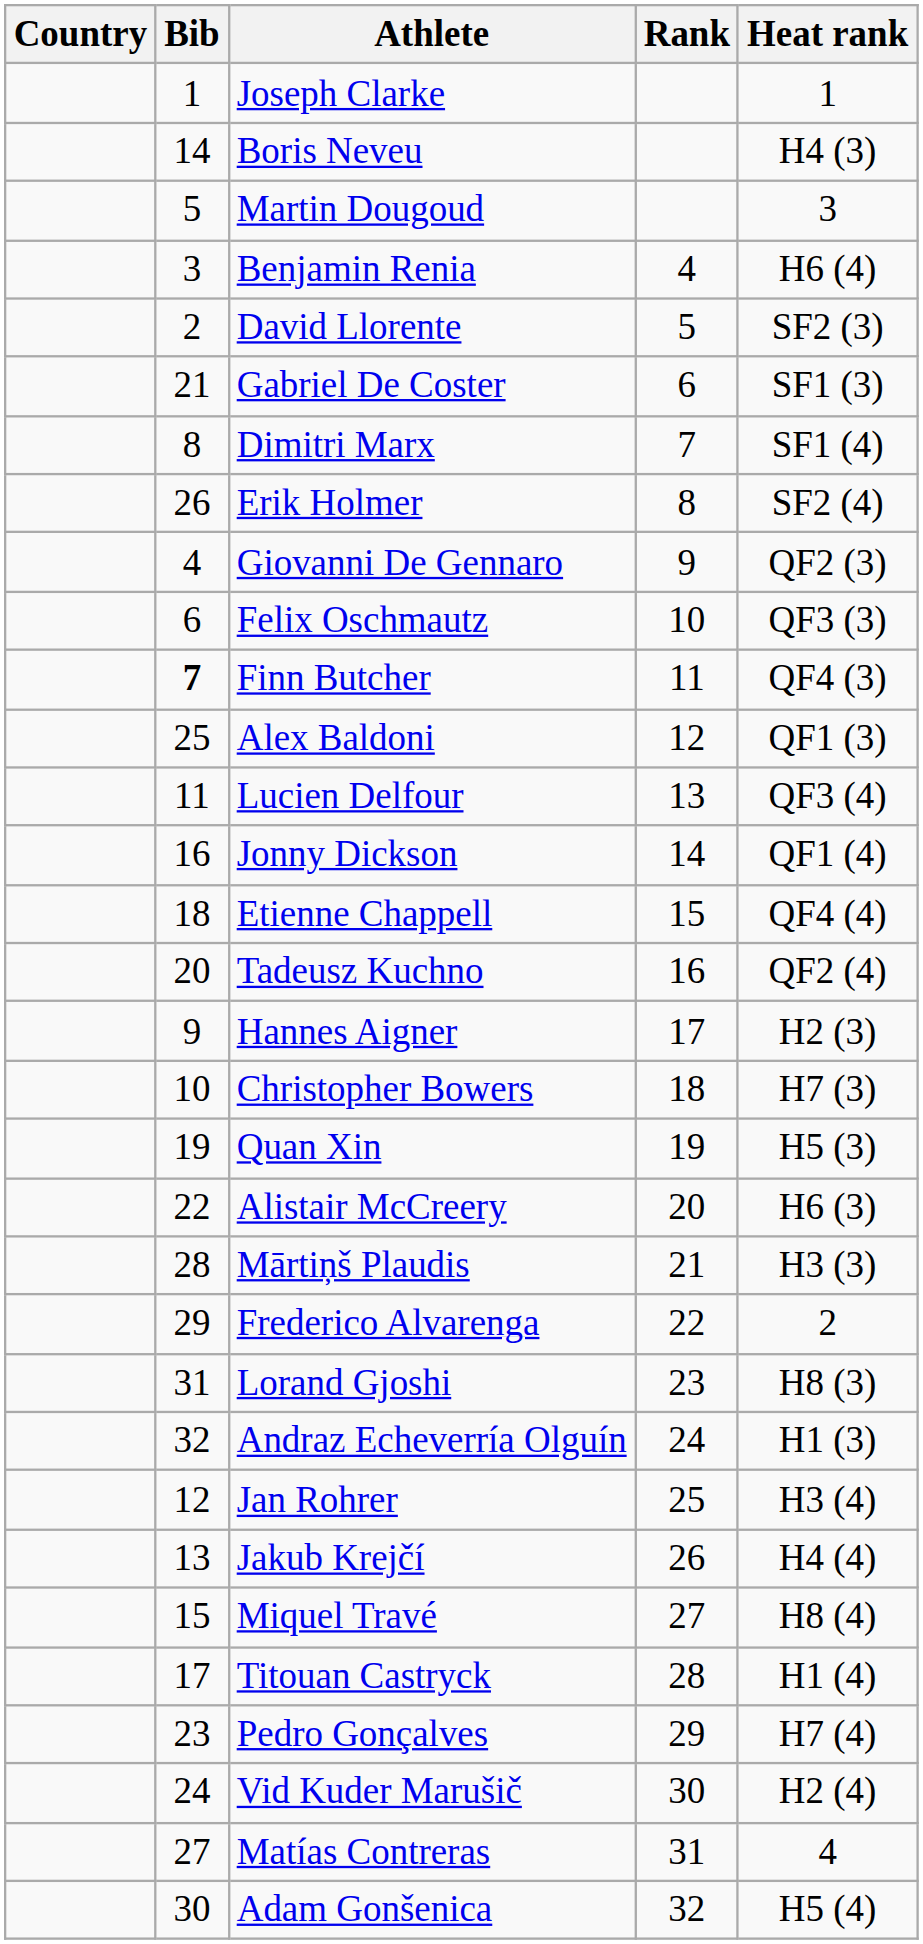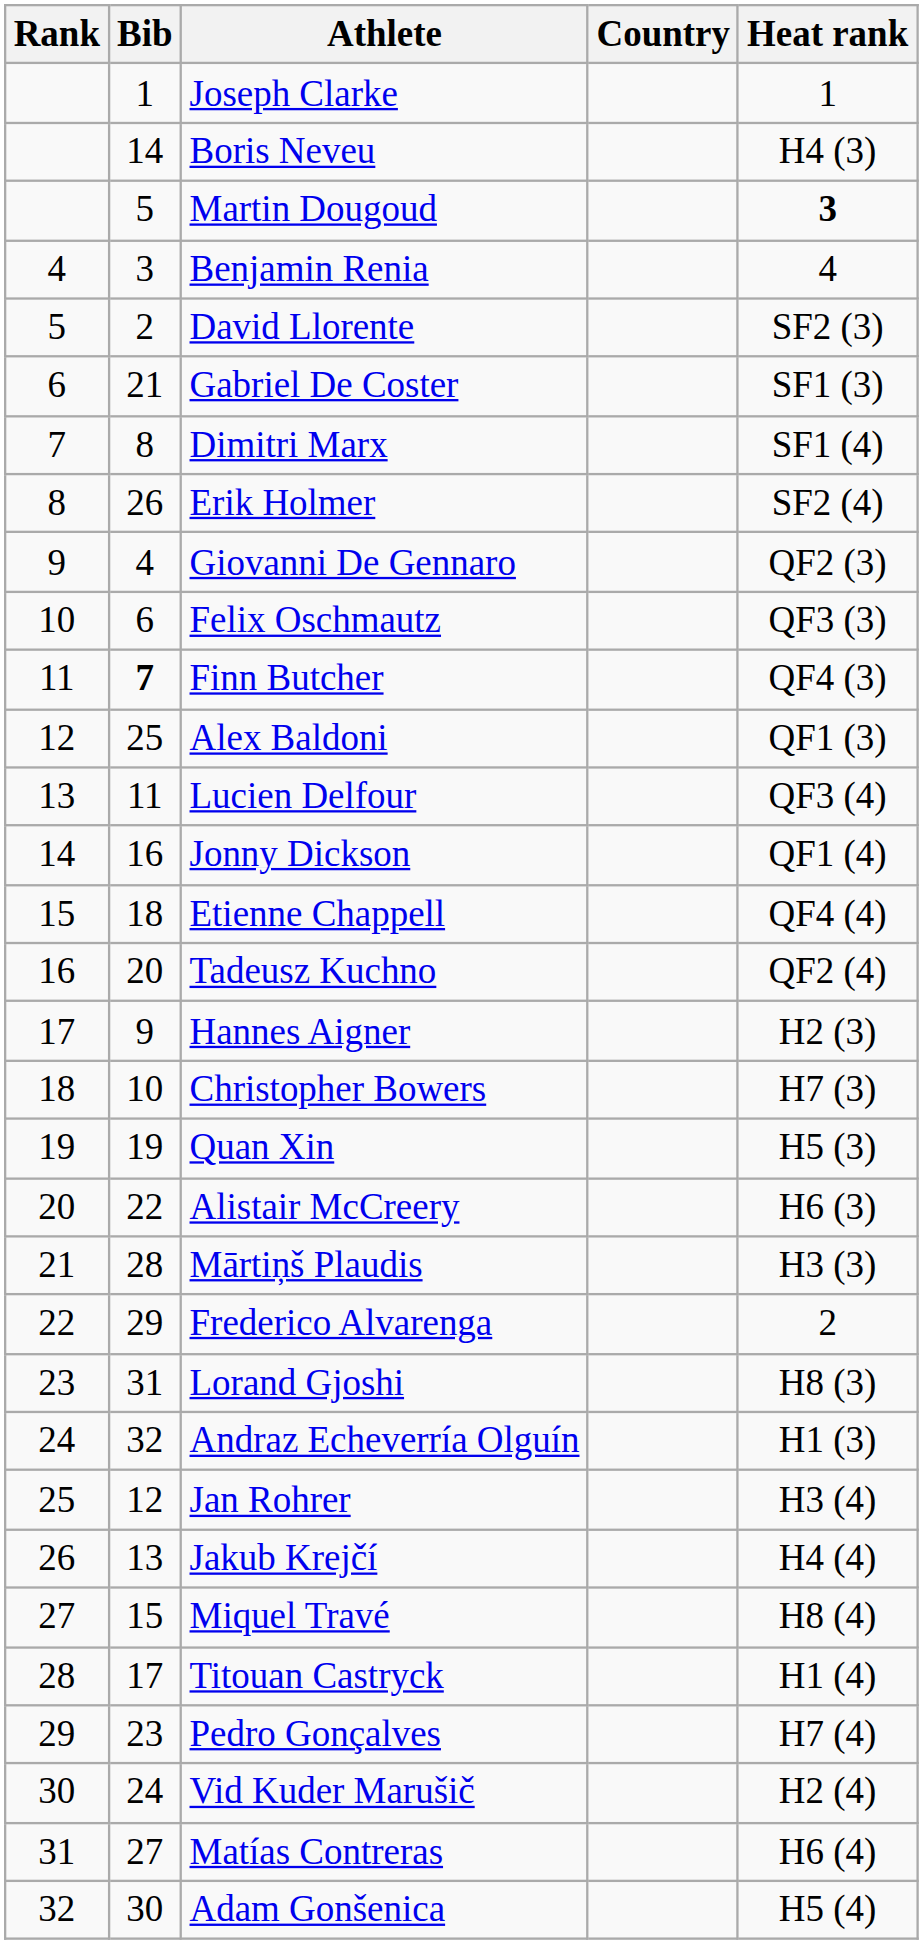columns swapped: (687, 33) <-> (80, 33)
(828, 209) normal -> (828, 209) bold
(828, 268) H6 (4) -> (828, 268) 4
(828, 1850) 4 -> (828, 1850) H6 (4)
